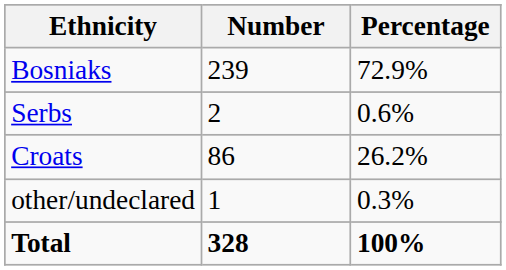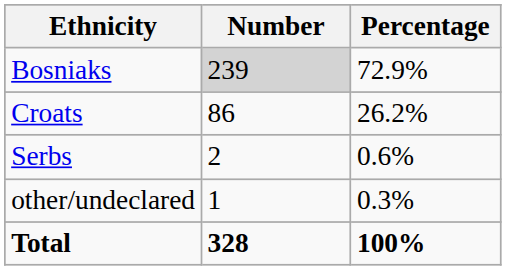(228, 69) no background -> (228, 69) lightgrey background
rows swapped: (47, 156) <-> (42, 112)
